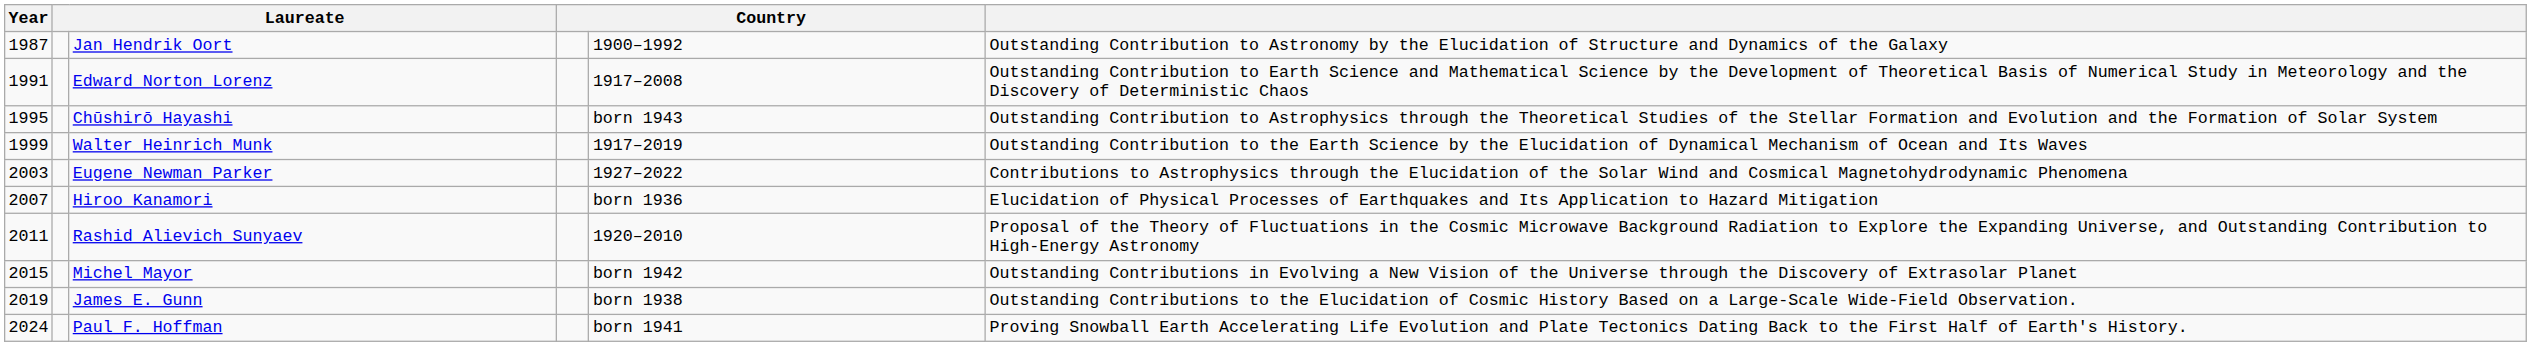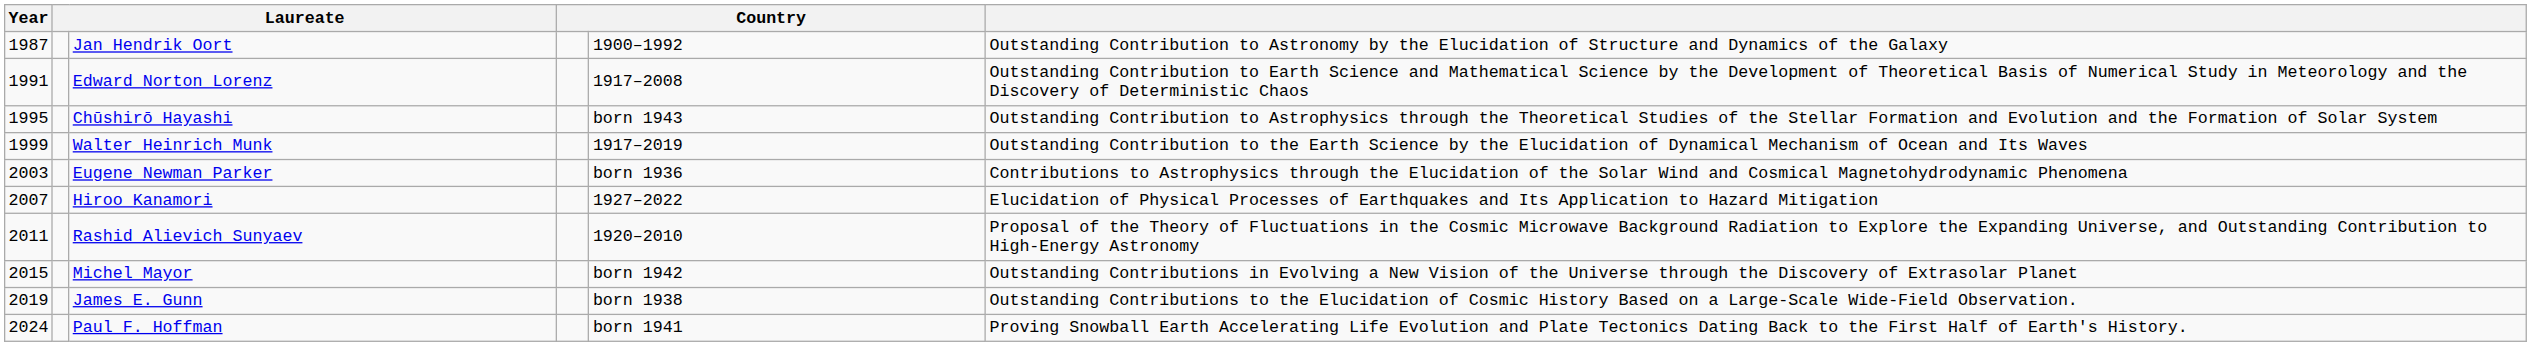(638, 173) 1927–2022 -> (638, 173) born 1936
(638, 200) born 1936 -> (638, 200) 1927–2022
